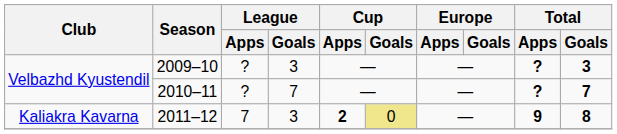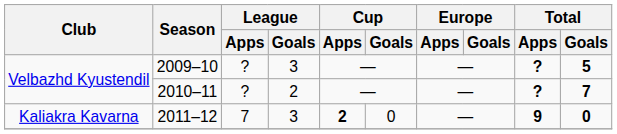(586, 67) 3 -> (586, 67) 5
(294, 92) 7 -> (294, 92) 2
(391, 117) khaki background -> (391, 117) no background
(586, 117) 8 -> (586, 117) 0
